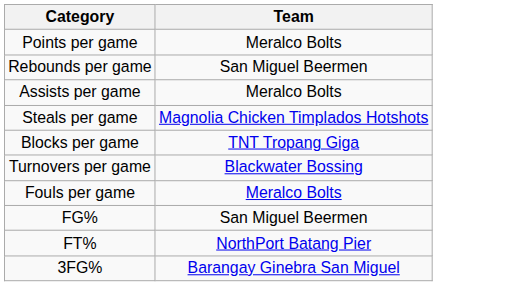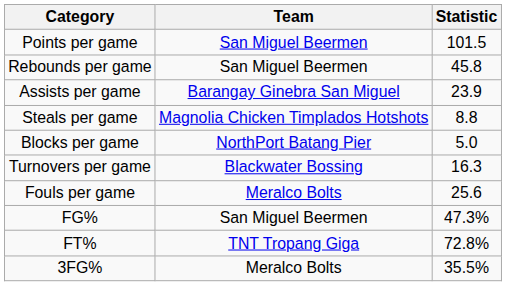+ column: (467, 17)
(294, 42) Meralco Bolts -> (294, 42) San Miguel Beermen
(294, 92) Meralco Bolts -> (294, 92) Barangay Ginebra San Miguel
(294, 142) TNT Tropang Giga -> (294, 142) NorthPort Batang Pier
(294, 243) NorthPort Batang Pier -> (294, 243) TNT Tropang Giga
(294, 268) Barangay Ginebra San Miguel -> (294, 268) Meralco Bolts
